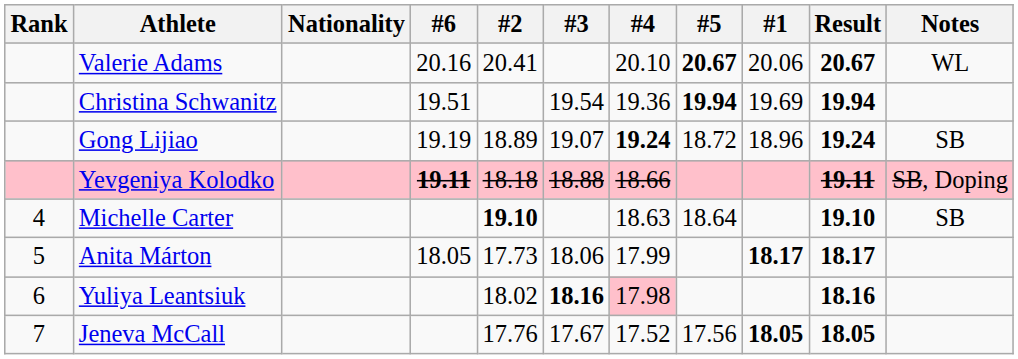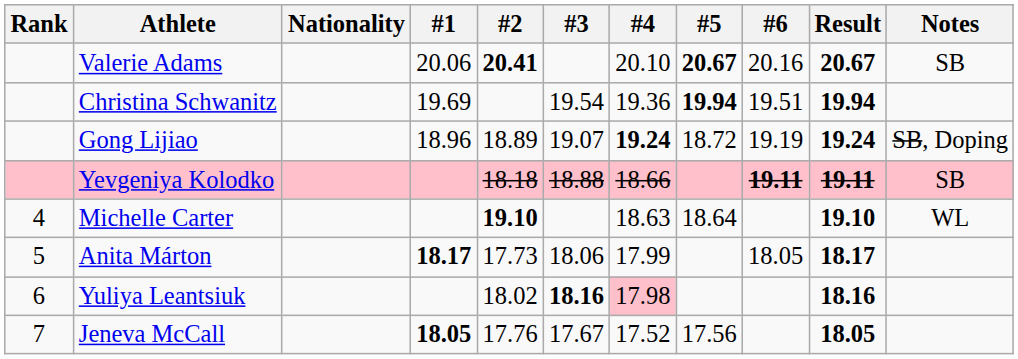columns swapped: (776, 23) <-> (444, 23)
(510, 62) normal -> (510, 62) bold
(950, 62) WL -> (950, 62) SB
(950, 140) SB -> (950, 140) SB, Doping
(950, 179) SB, Doping -> (950, 179) SB
(950, 218) SB -> (950, 218) WL
